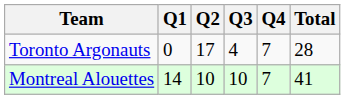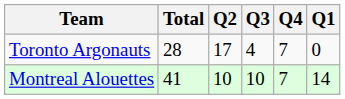columns swapped: (175, 19) <-> (315, 19)
